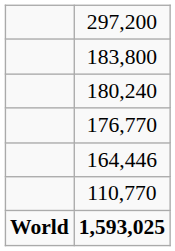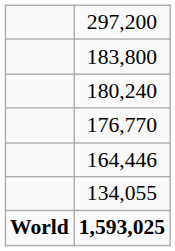+ row: (122, 193)
- row: (122, 193)
